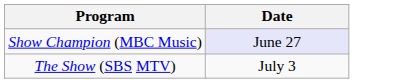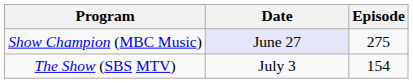+ column: (378, 16)
